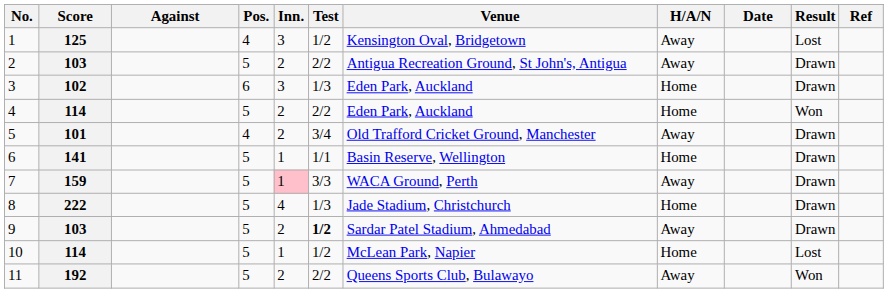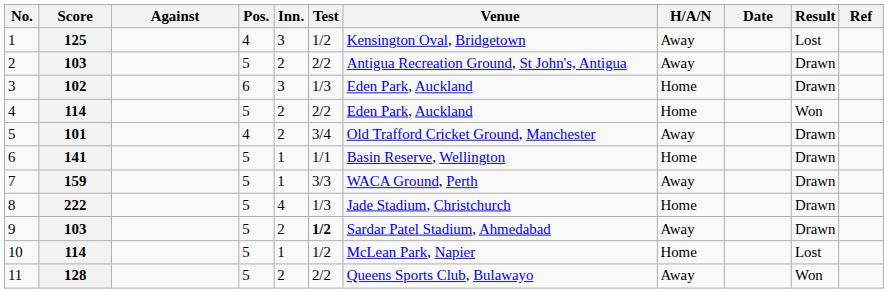(281, 181) pink background -> (281, 181) no background
(75, 275) 192 -> (75, 275) 128
